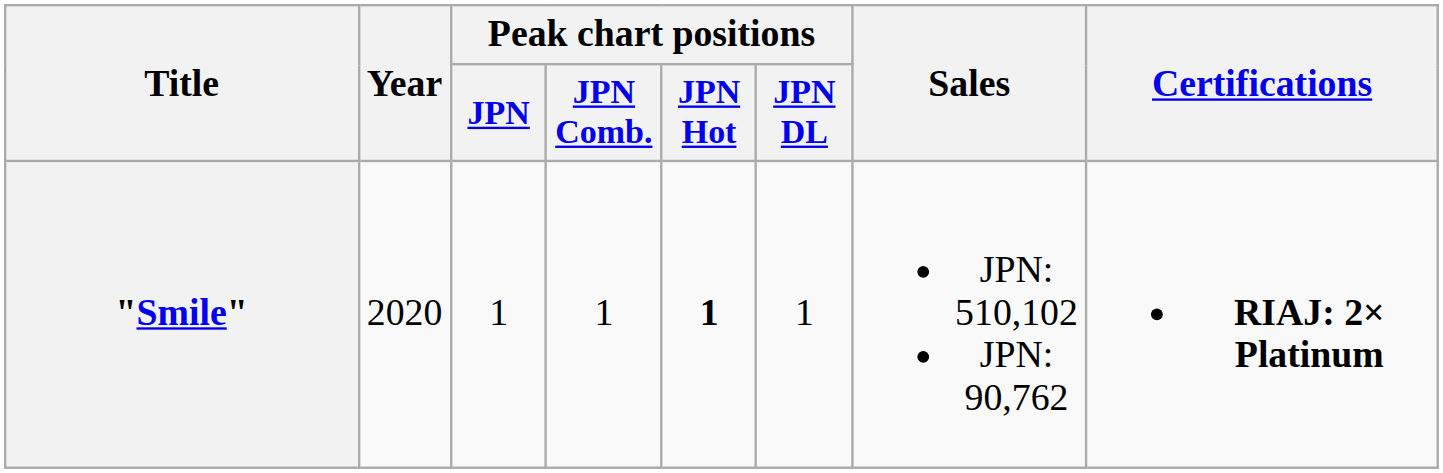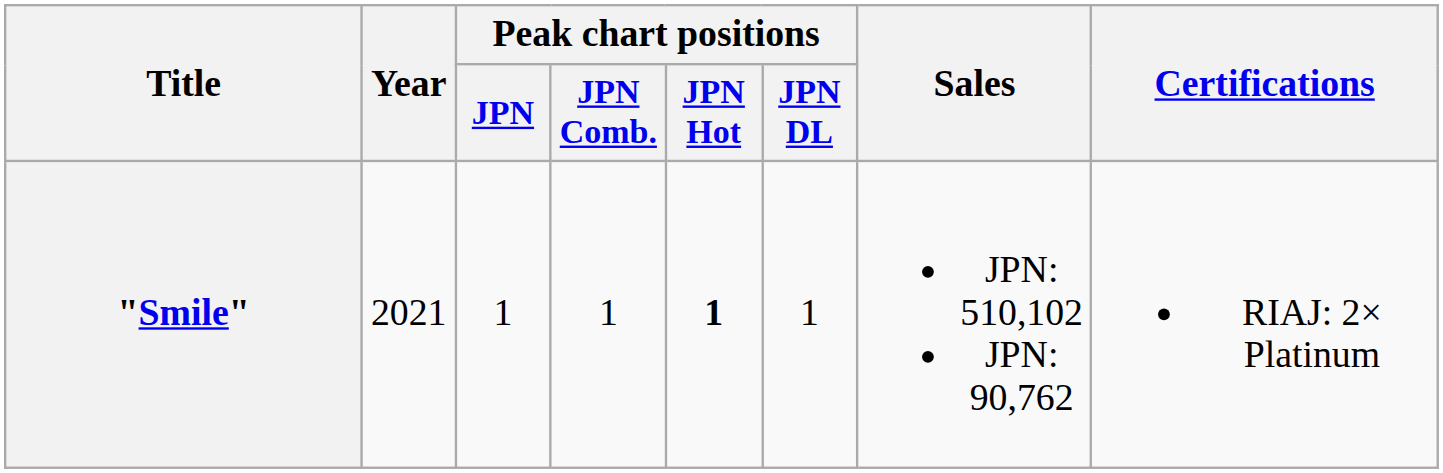(405, 313) 2020 -> (409, 313) 2021
(1262, 335) bold -> (1265, 335) normal
